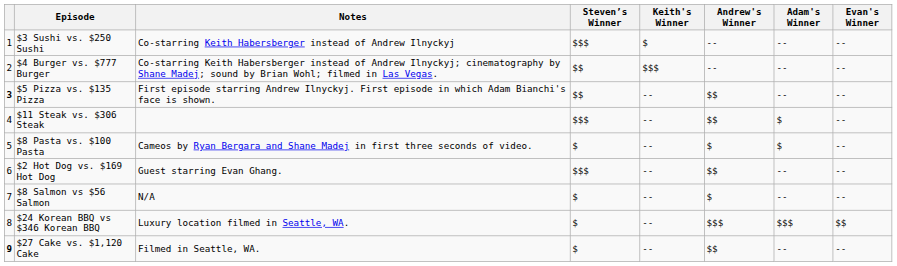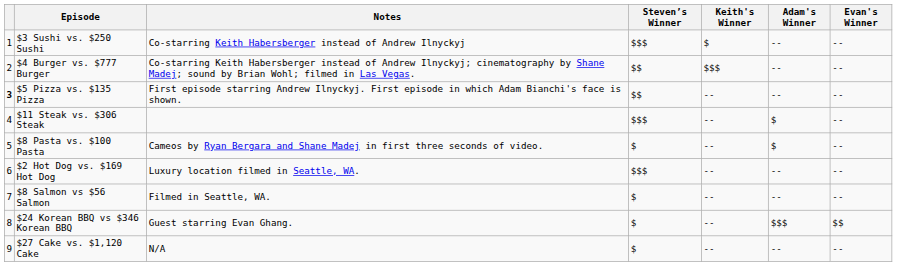- column: (739, 17)
(210, 171) Guest starring Evan Ghang. -> (254, 171) Luxury location filmed in Seattle, WA.
(146, 197) N/A -> (210, 197) Filmed in Seattle, WA.
(244, 223) Luxury location filmed in Seattle, WA. -> (221, 223) Guest starring Evan Ghang.
(9, 248) bold -> (9, 248) normal
(199, 248) Filmed in Seattle, WA. -> (157, 248) N/A
